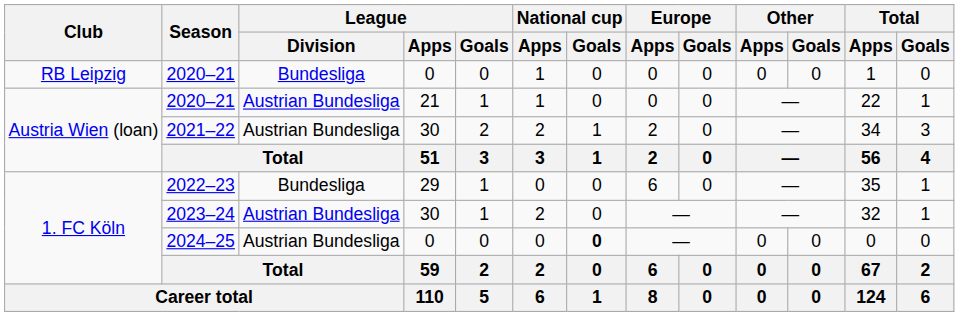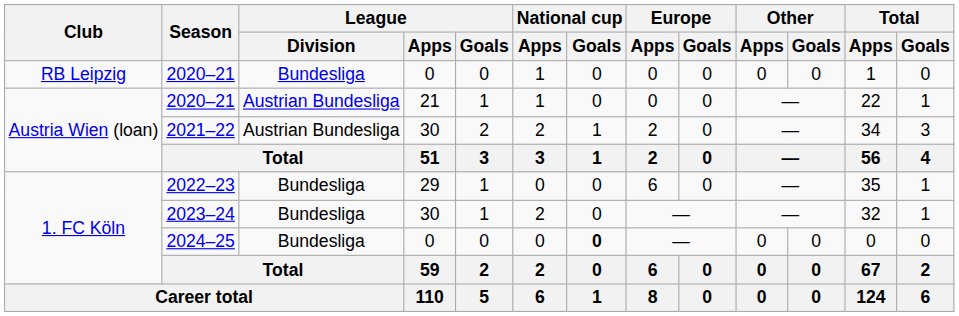(321, 213) Austrian Bundesliga -> (321, 213) Bundesliga
(321, 241) Austrian Bundesliga -> (321, 241) Bundesliga
